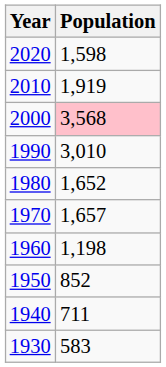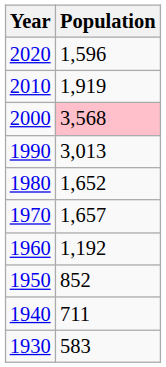(83, 53) 1,598 -> (83, 53) 1,596
(83, 151) 3,010 -> (83, 151) 3,013
(83, 248) 1,198 -> (83, 248) 1,192
